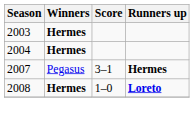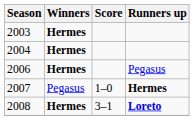+ row: (19, 69)
(104, 69) 3–1 -> (104, 87) 1–0
(104, 87) 1–0 -> (104, 106) 3–1
